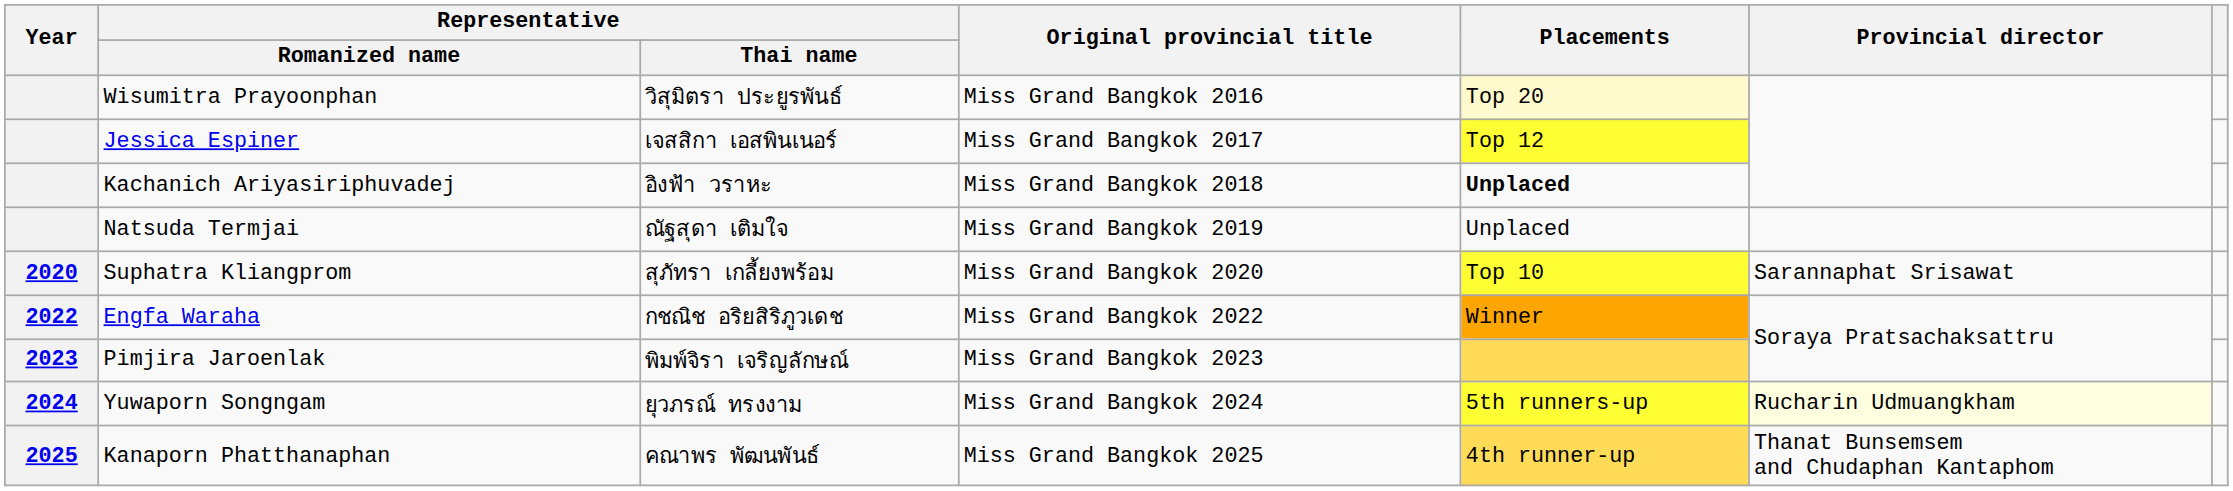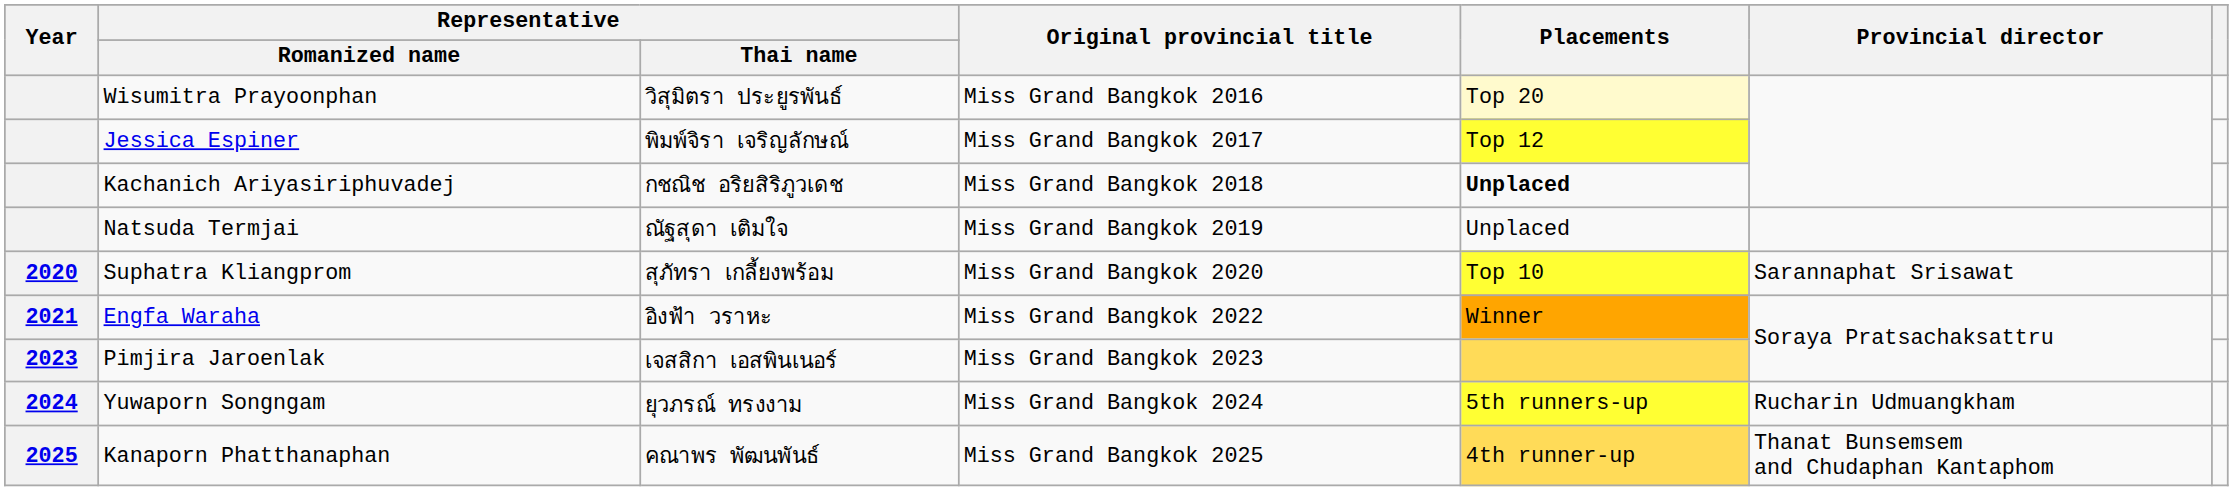(741, 144) เจสสิกา เอสพินเนอร์ -> (746, 144) พิมพ์จิรา เจริญลักษณ์
(708, 188) อิงฟ้า วราหะ -> (744, 188) กชณิช อริยสิริภูวเดช
(52, 317) 2022 -> (52, 317) 2021
(744, 319) กชณิช อริยสิริภูวเดช -> (708, 319) อิงฟ้า วราหะ
(746, 363) พิมพ์จิรา เจริญลักษณ์ -> (741, 363) เจสสิกา เอสพินเนอร์
(1884, 405) lightyellow background -> (1884, 405) no background
